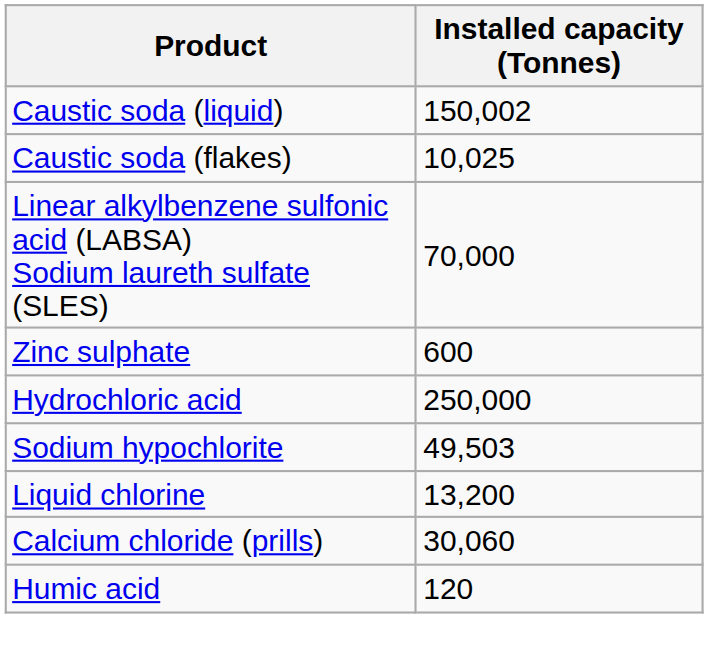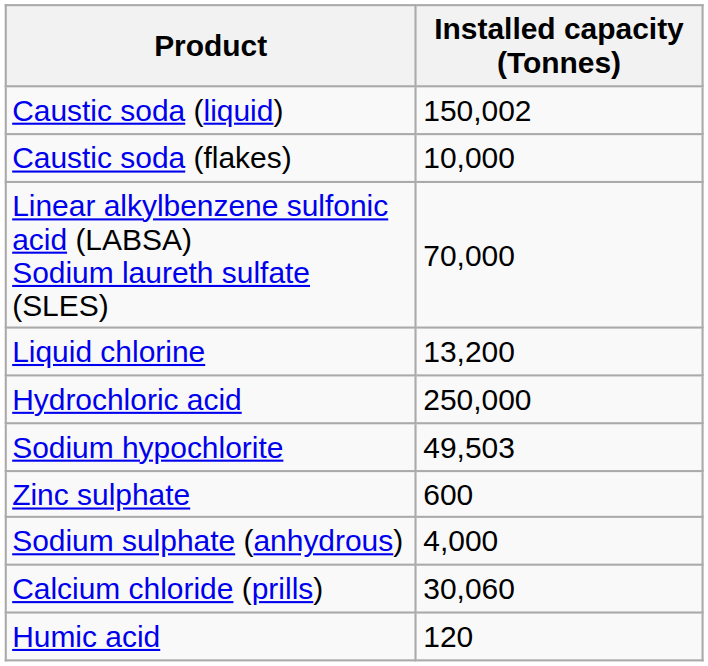(469, 158) 10,025 -> (469, 158) 10,000
rows swapped: (109, 494) <-> (101, 352)
+ row: (208, 541)
